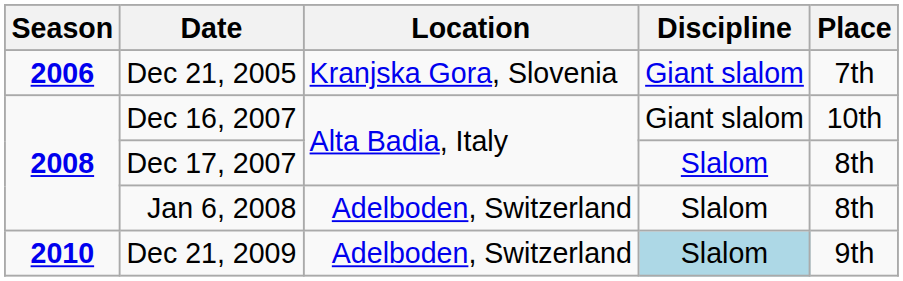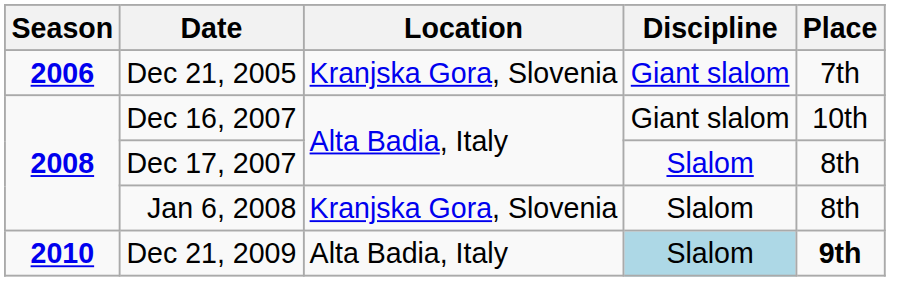(471, 209) Adelboden, Switzerland -> (464, 209) Kranjska Gora, Slovenia
(471, 254) Adelboden, Switzerland -> (409, 254) Alta Badia, Italy
(854, 254) normal -> (840, 254) bold
